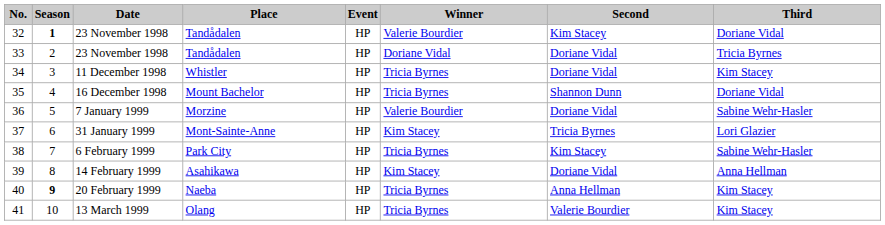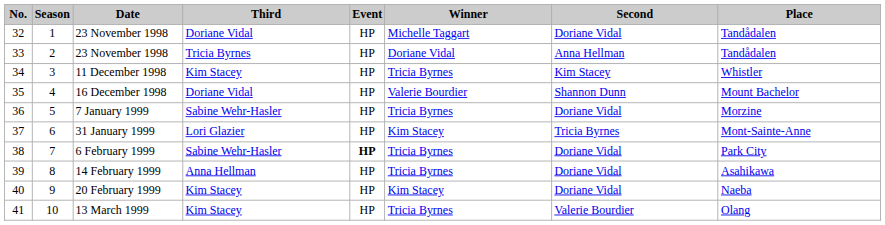columns swapped: (264, 14) <-> (797, 14)
(52, 33) bold -> (52, 33) normal
(423, 33) Valerie Bourdier -> (429, 33) Michelle Taggart
(578, 33) Kim Stacey -> (588, 33) Doriane Vidal
(584, 53) Doriane Vidal -> (589, 53) Anna Hellman
(584, 72) Doriane Vidal -> (582, 72) Kim Stacey
(416, 92) Tricia Byrnes -> (427, 92) Valerie Bourdier
(423, 111) Valerie Bourdier -> (420, 111) Tricia Byrnes
(363, 151) normal -> (367, 151) bold
(578, 151) Kim Stacey -> (588, 151) Doriane Vidal
(412, 170) Kim Stacey -> (420, 170) Tricia Byrnes
(52, 190) bold -> (52, 190) normal
(416, 190) Tricia Byrnes -> (416, 190) Kim Stacey
(585, 190) Anna Hellman -> (588, 190) Doriane Vidal
